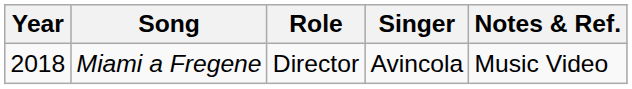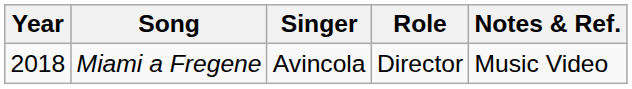columns swapped: (417, 24) <-> (316, 24)
